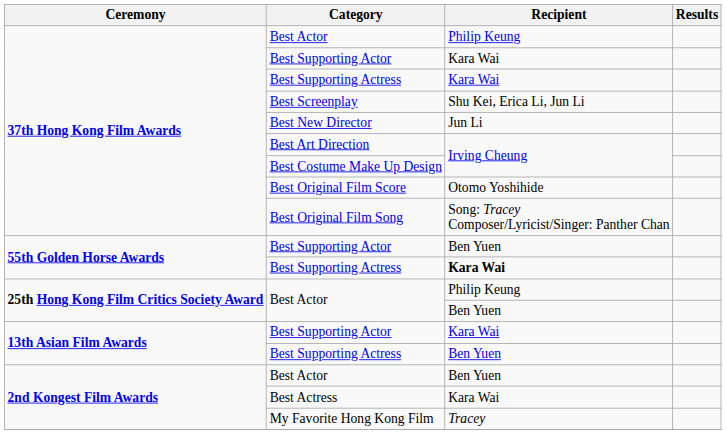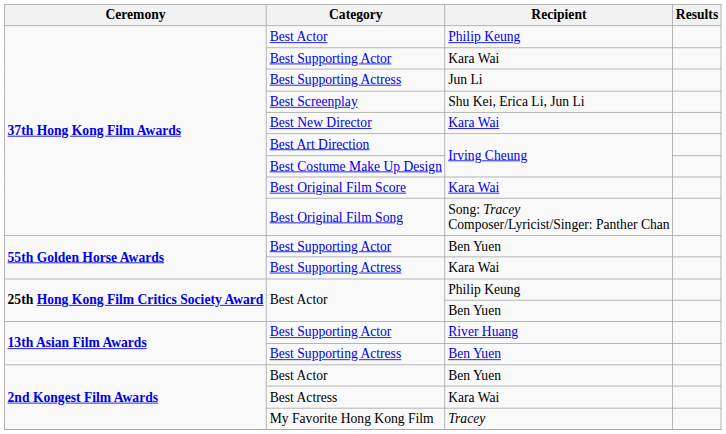(474, 79) Kara Wai -> (465, 79) Jun Li
(465, 123) Jun Li -> (474, 123) Kara Wai
(496, 187) Otomo Yoshihide -> (474, 187) Kara Wai
(477, 267) bold -> (474, 267) normal
(474, 332) Kara Wai -> (483, 332) River Huang
